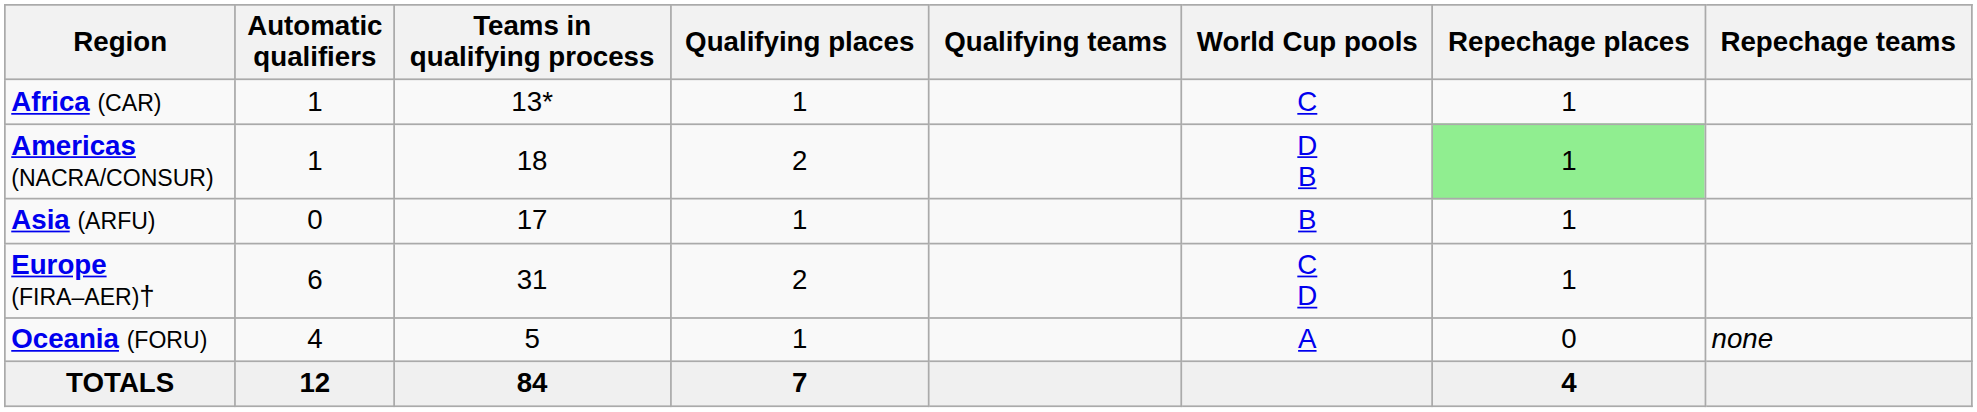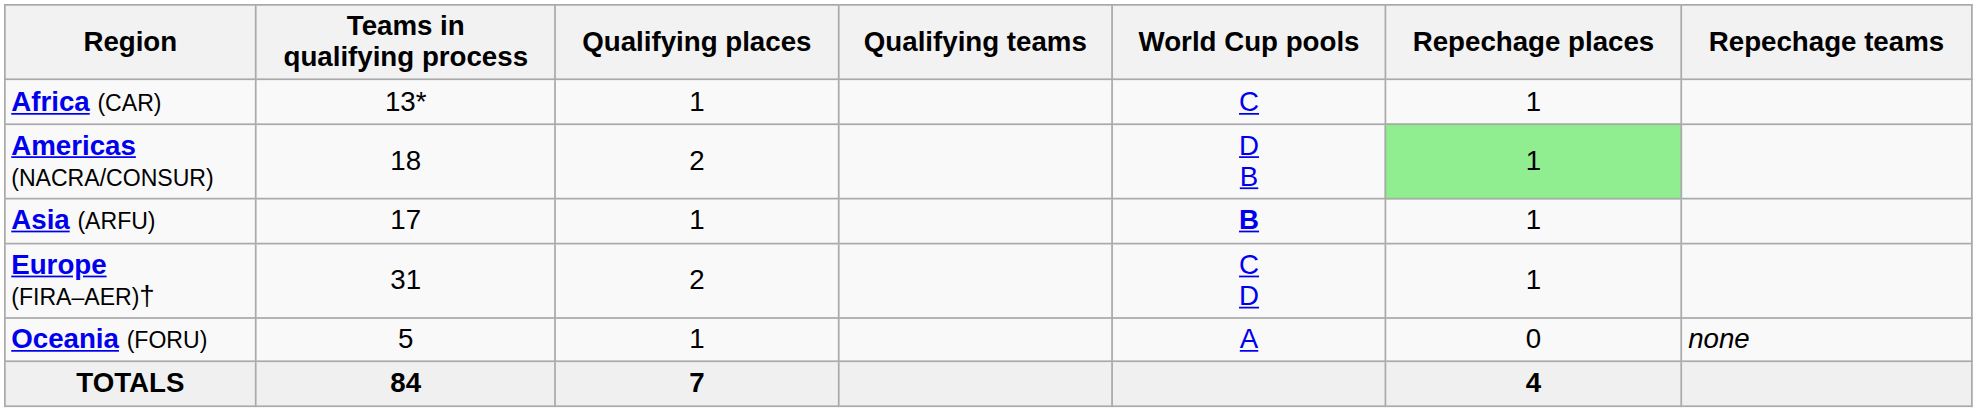- column: (315, 42)
(1307, 220) normal -> (1249, 220) bold
